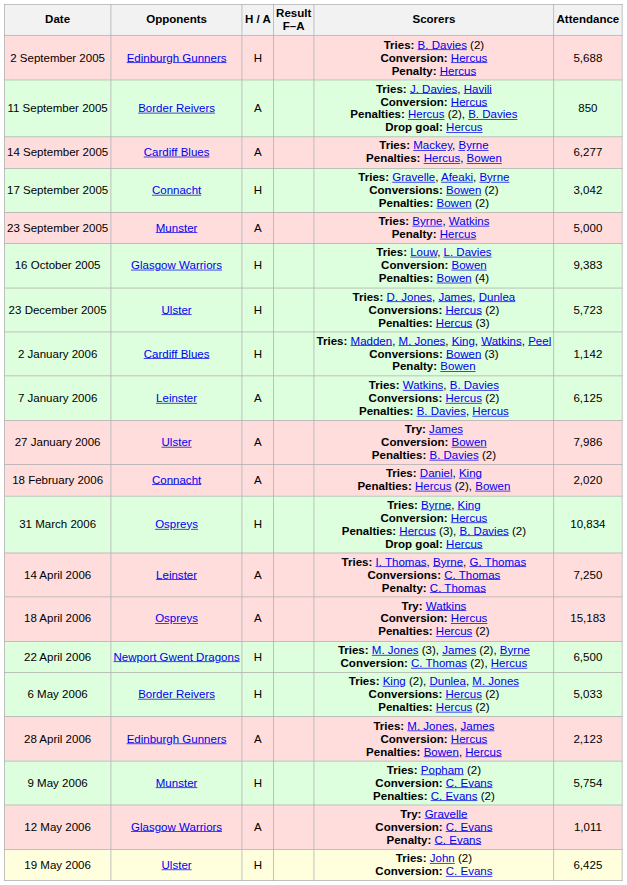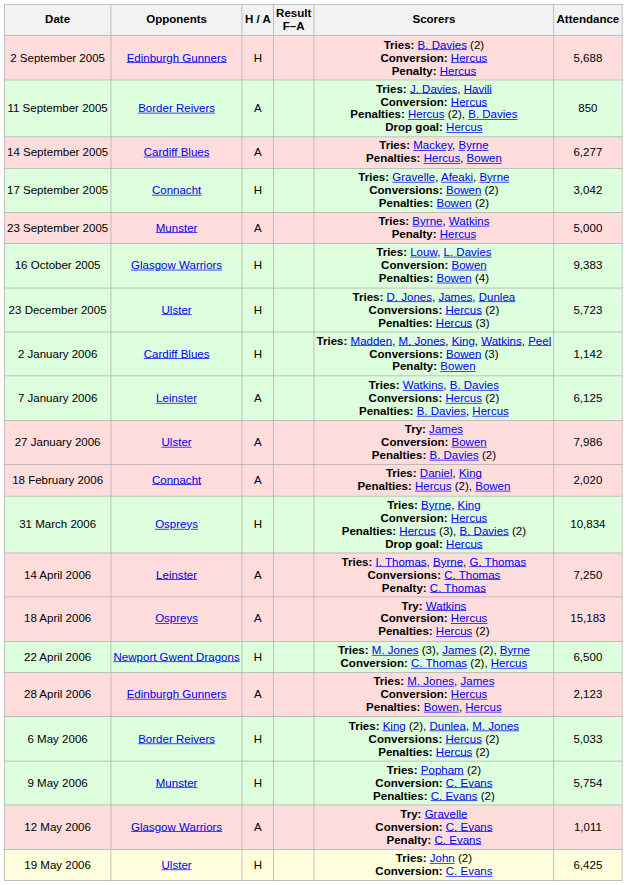rows swapped: (58, 738) <-> (58, 694)
